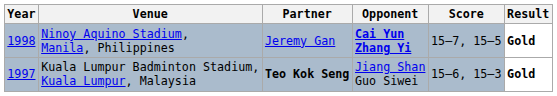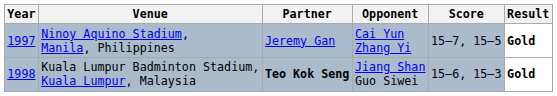(21, 41) 1998 -> (21, 41) 1997
(383, 41) bold -> (383, 41) normal
(21, 74) 1997 -> (21, 74) 1998
